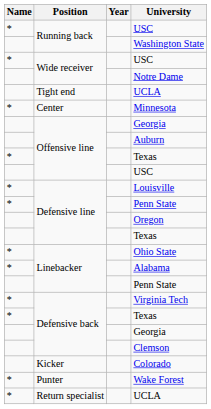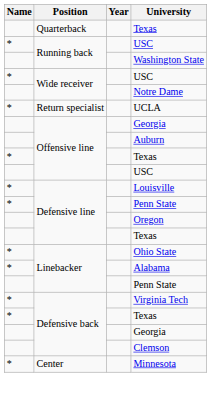+ row: (61, 28)
- row: (56, 92)
rows swapped: (50, 108) <-> (70, 396)
- row: (50, 364)
- row: (50, 380)
